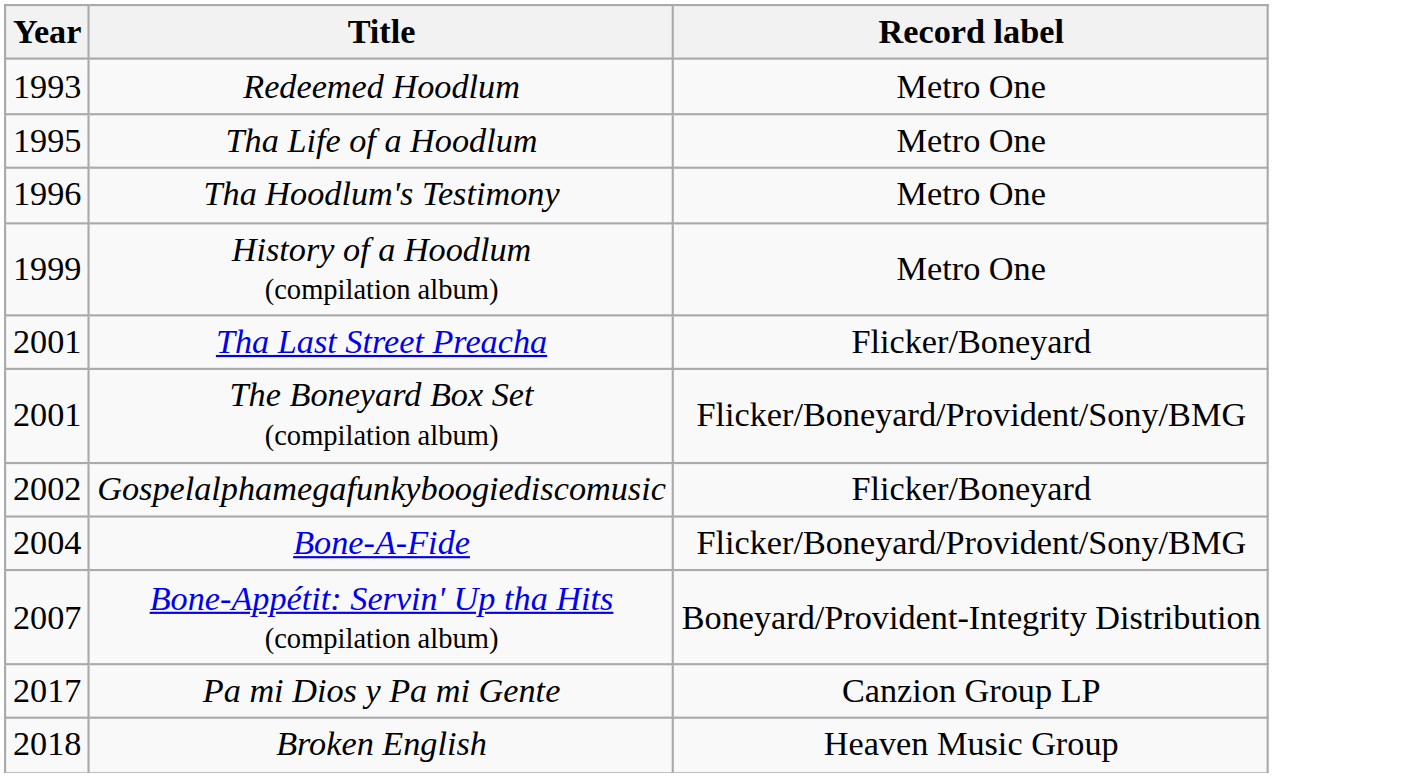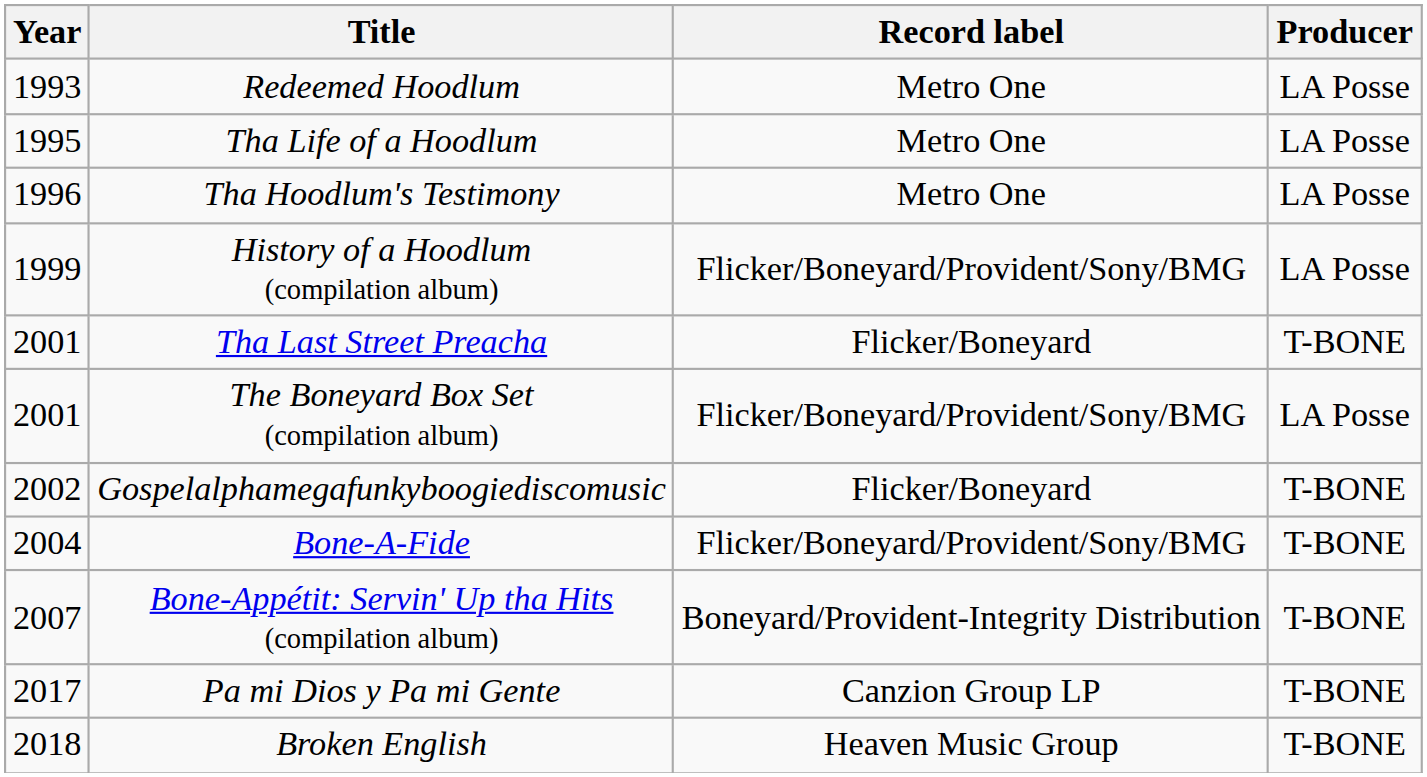+ column: (1345, 31)
(971, 268) Metro One -> (971, 268) Flicker/Boneyard/Provident/Sony/BMG
